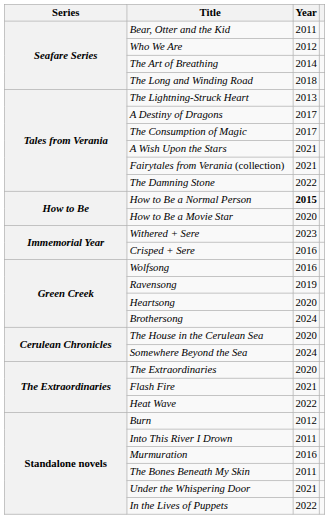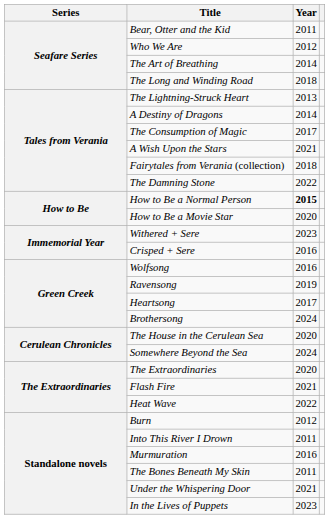(306, 115) 2017 -> (306, 115) 2014
(306, 166) 2021 -> (306, 166) 2018
(306, 302) 2020 -> (306, 302) 2017
(306, 506) 2022 -> (306, 506) 2023
